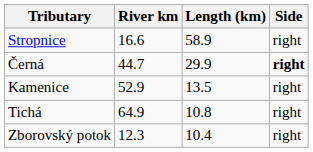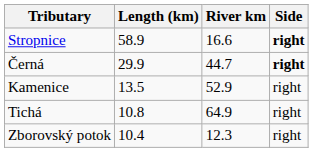columns swapped: (226, 16) <-> (148, 16)
(287, 40) normal -> (289, 40) bold
